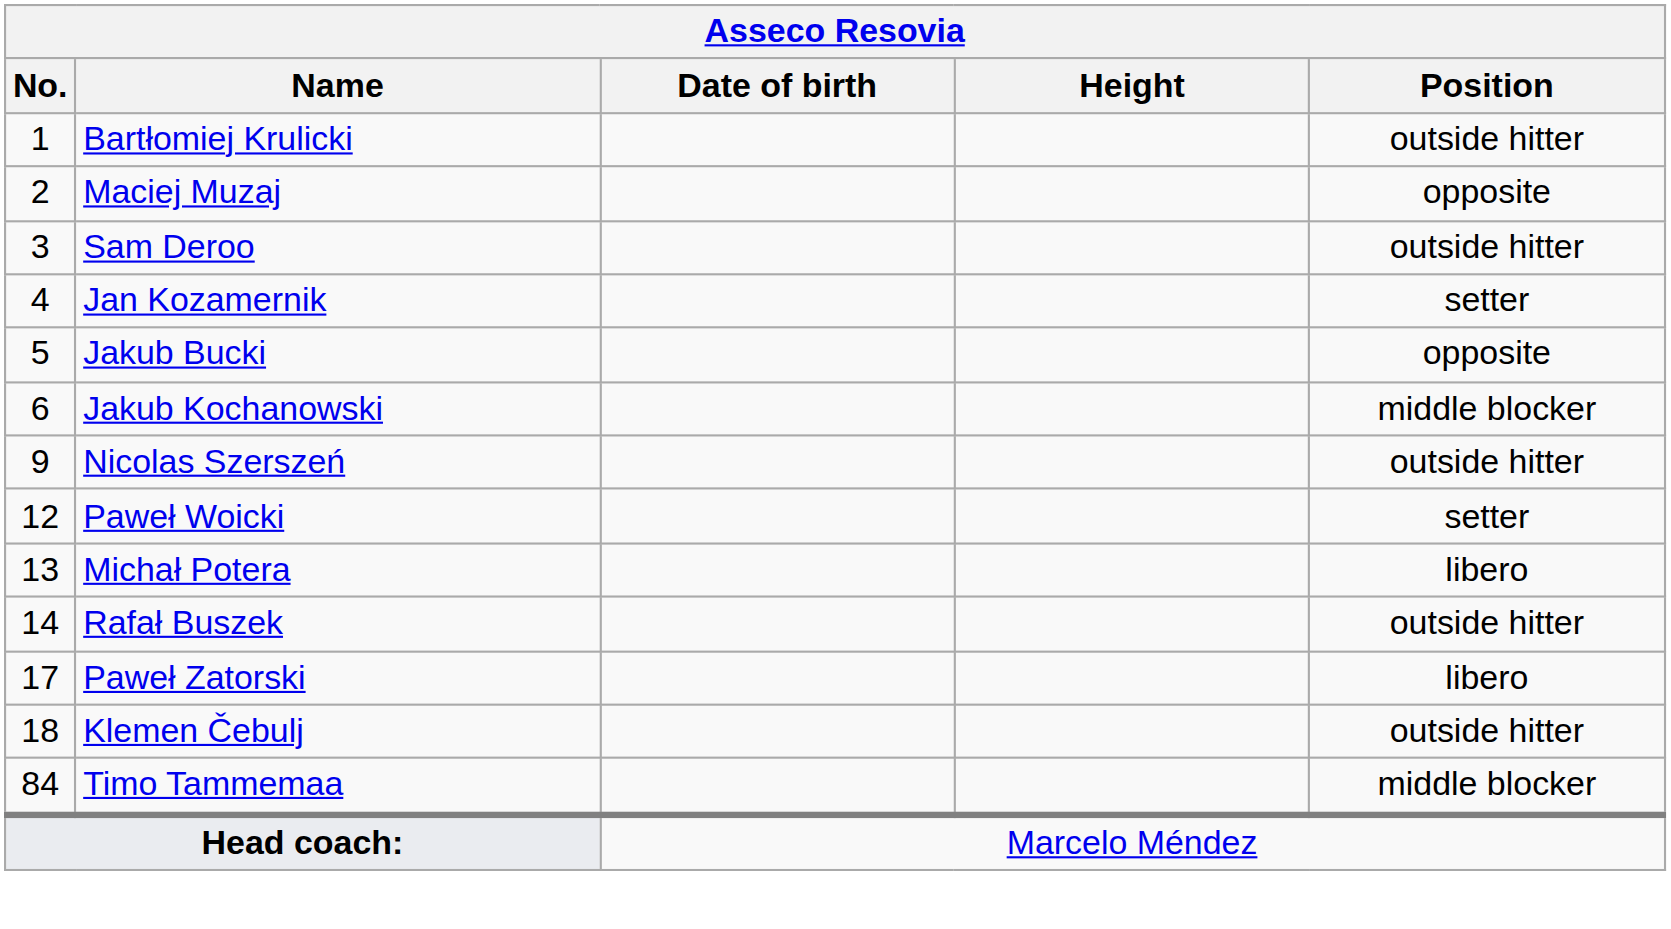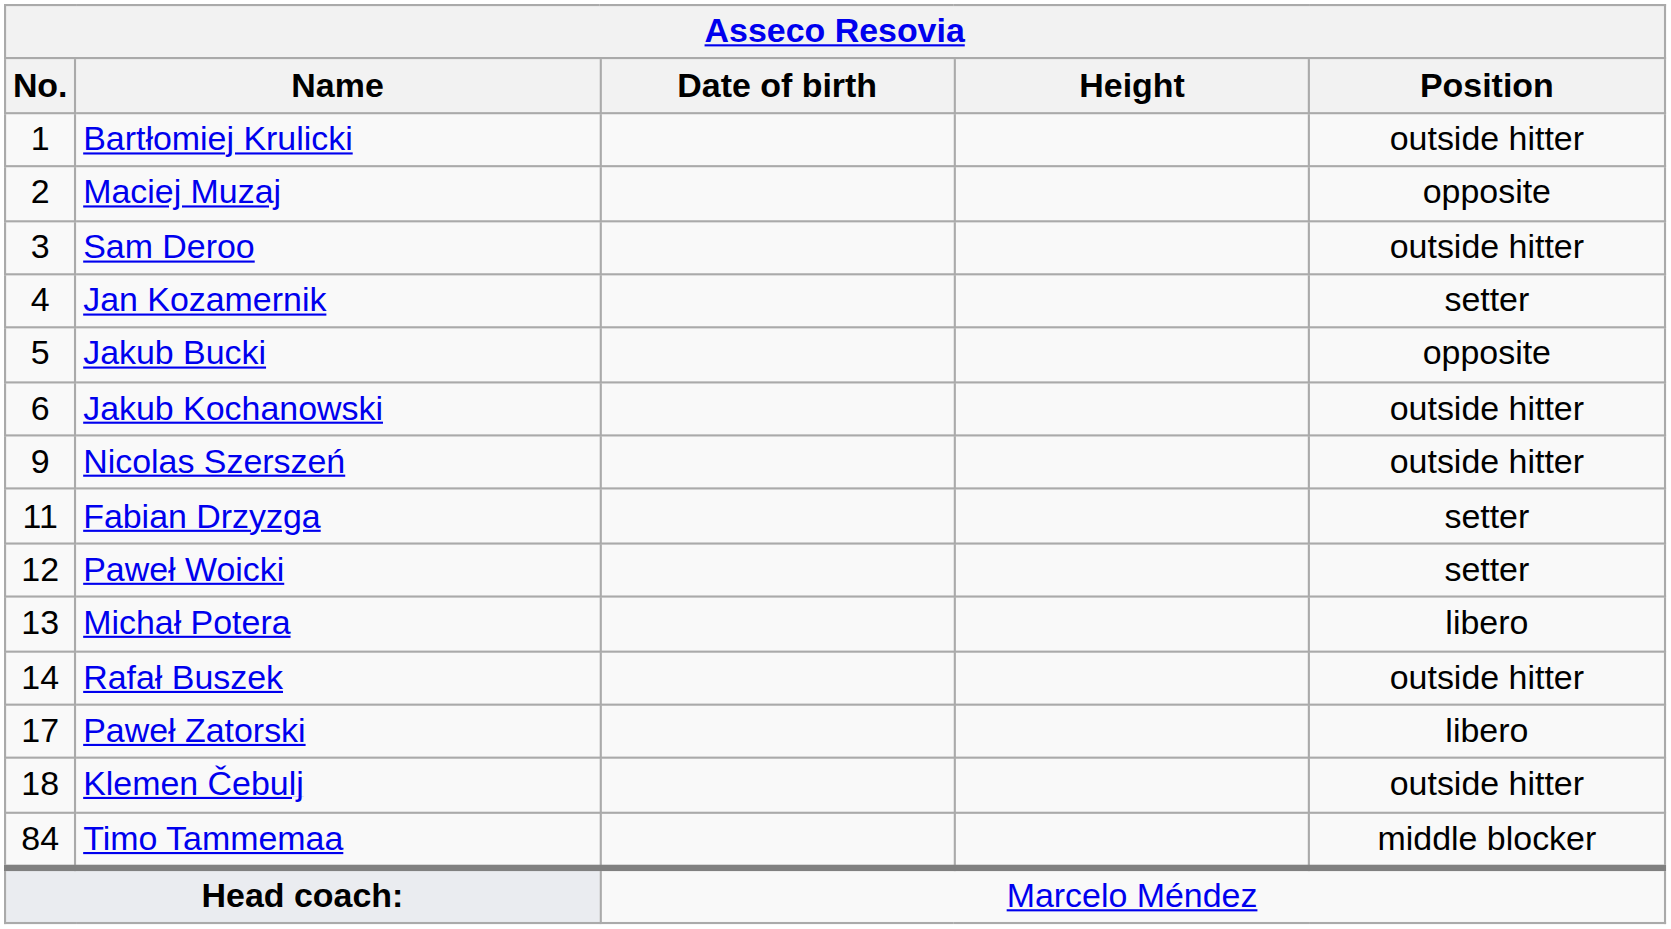(1487, 407) middle blocker -> (1487, 407) outside hitter
+ row: (202, 515)
